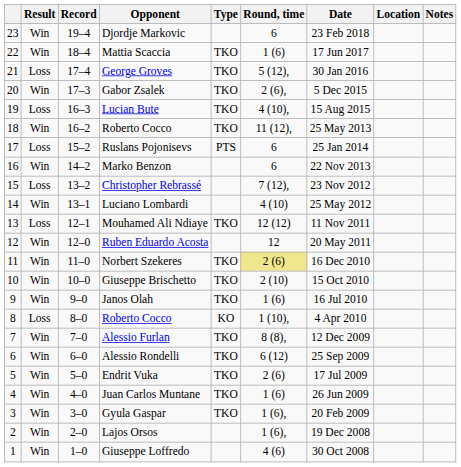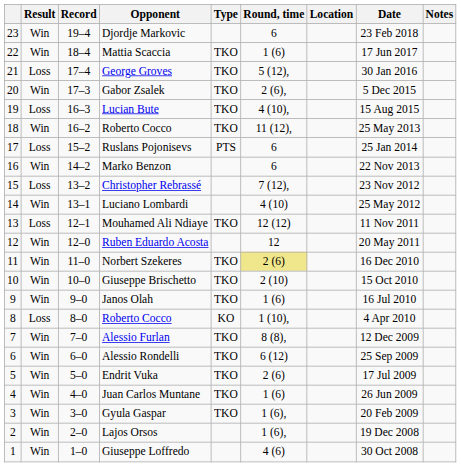columns swapped: (340, 14) <-> (398, 14)
